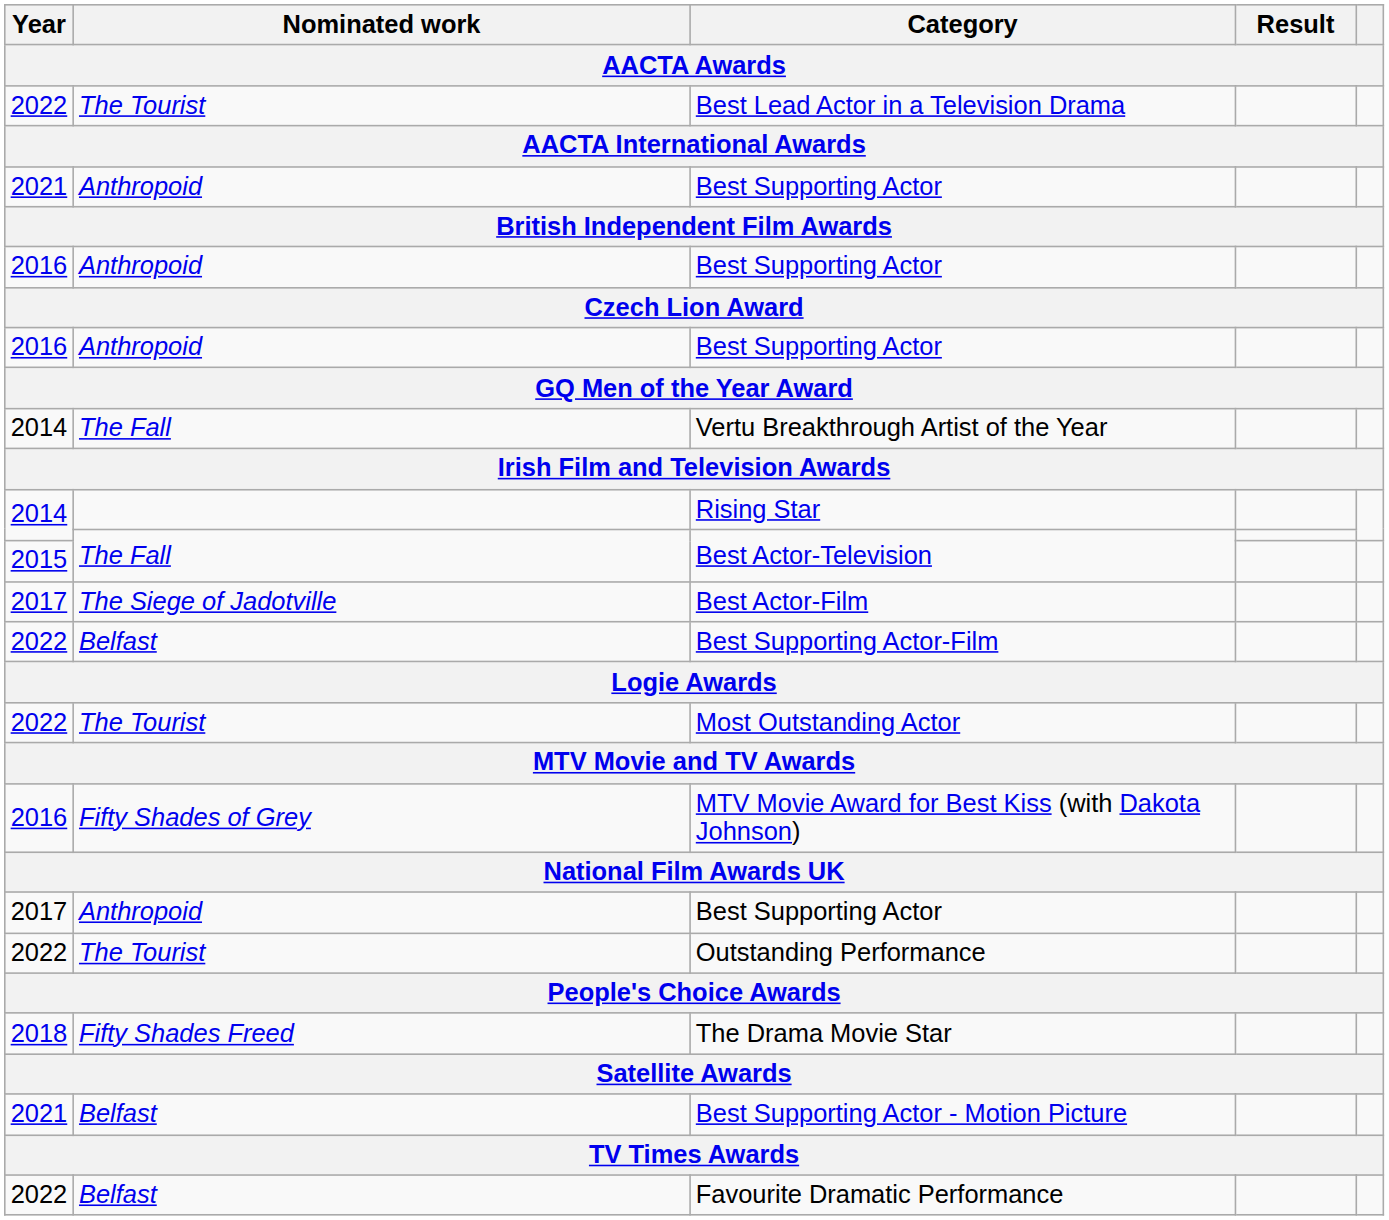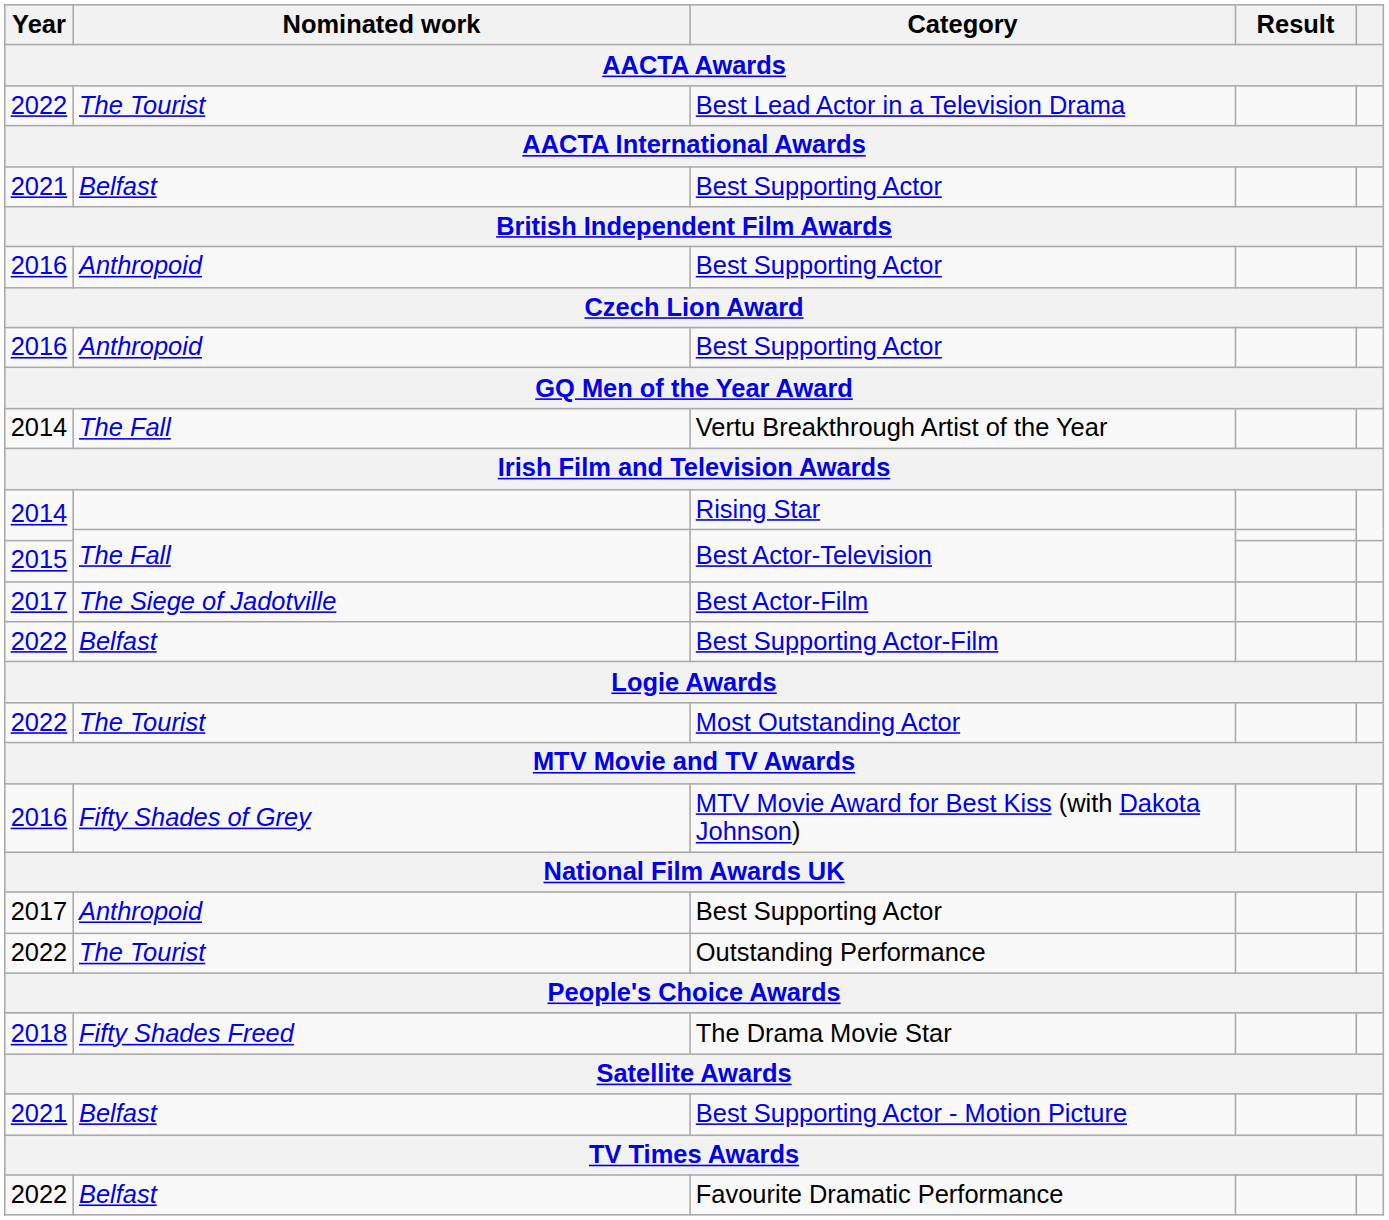(141, 186) Anthropoid -> (118, 186) Belfast
